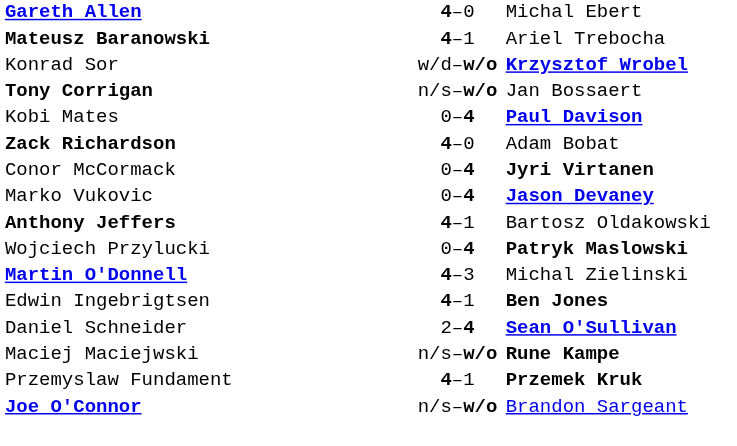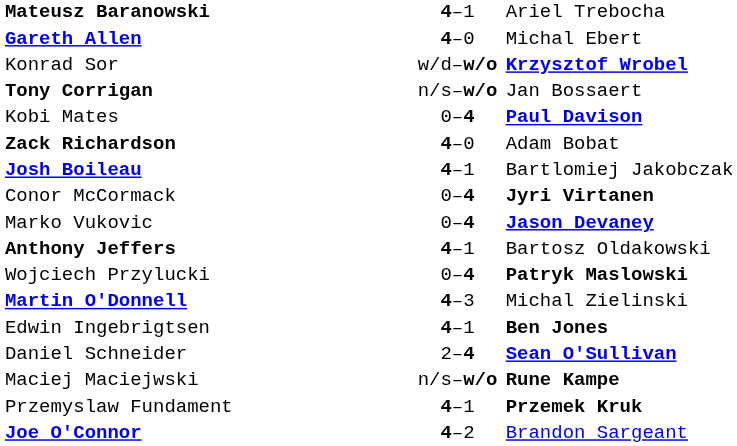rows swapped: (73, 12) <-> (107, 39)
+ row: (73, 170)
(458, 406) n/s–w/o -> (458, 433) 4–2
